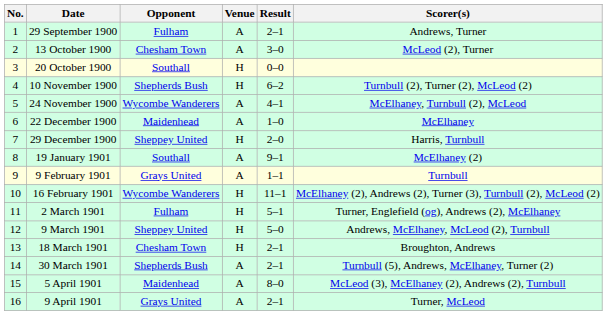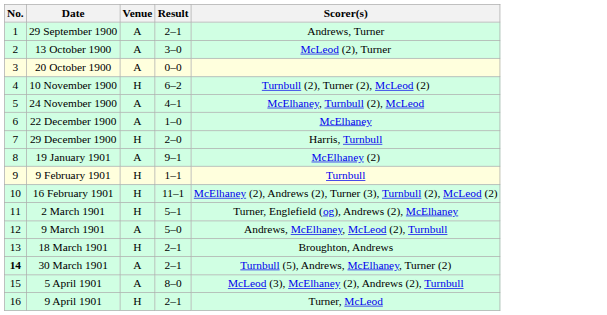- column: (171, 13)
(240, 67) H -> (137, 67) A
(240, 175) A -> (137, 175) H
(240, 229) H -> (137, 229) A
(15, 265) normal -> (15, 265) bold
(240, 301) A -> (137, 301) H
